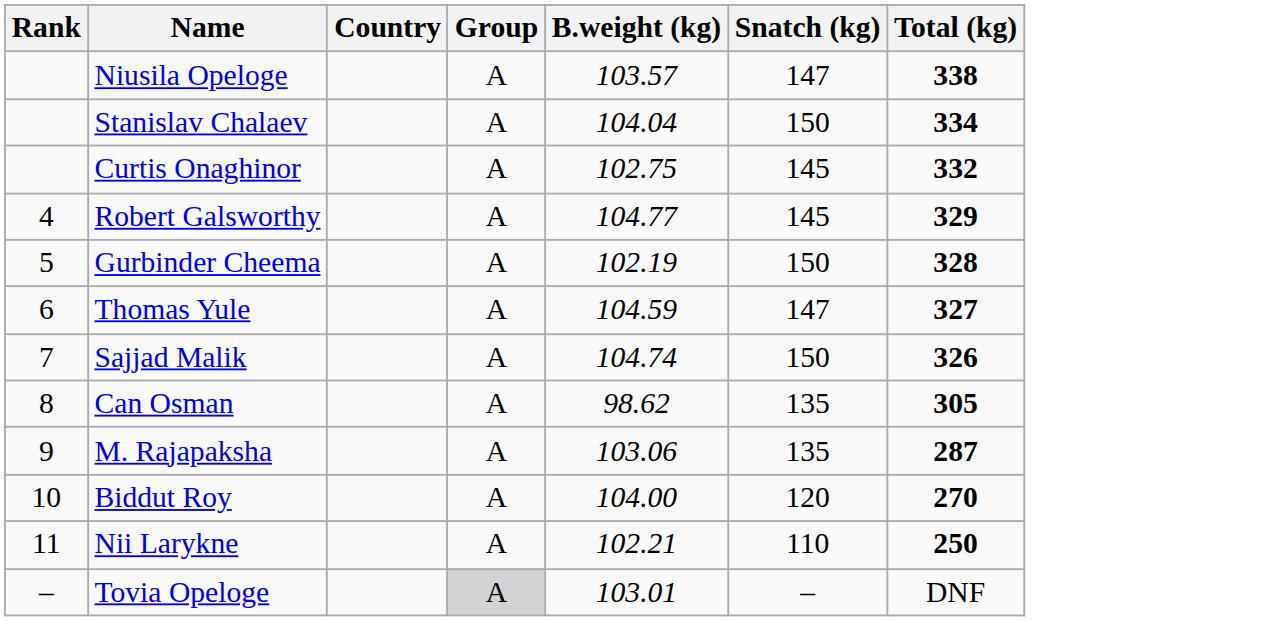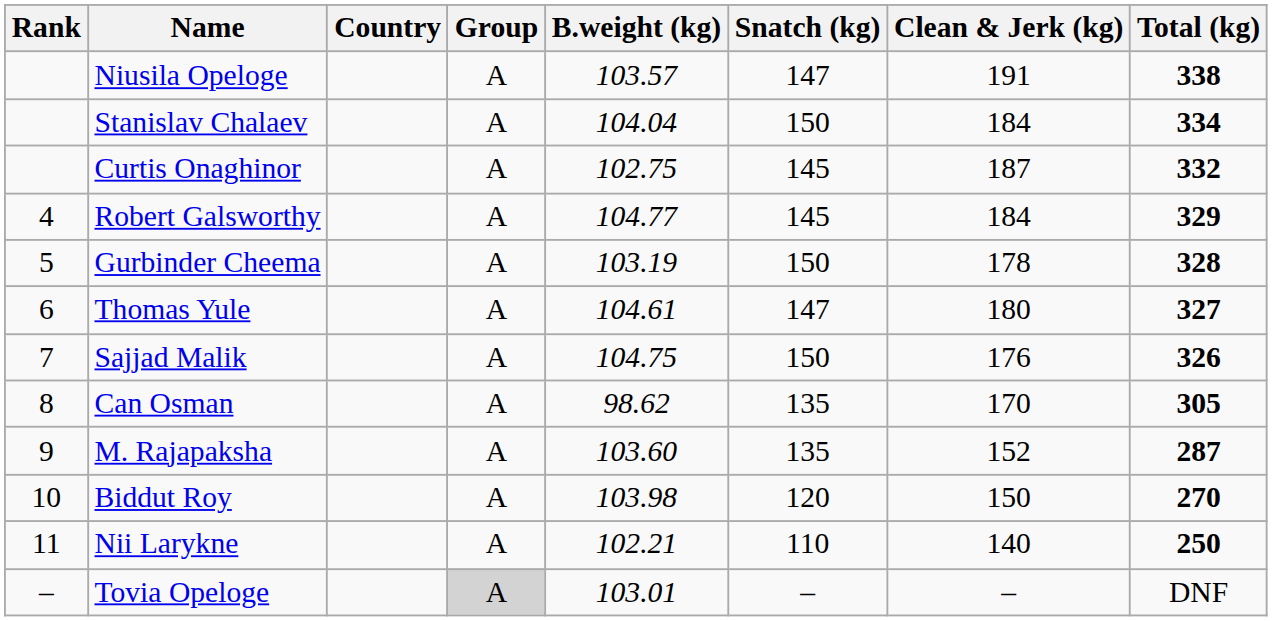+ column: (1009, 27)
(636, 262) 102.19 -> (636, 262) 103.19
(636, 309) 104.59 -> (636, 309) 104.61
(636, 356) 104.74 -> (636, 356) 104.75
(636, 450) 103.06 -> (636, 450) 103.60
(636, 497) 104.00 -> (636, 497) 103.98
